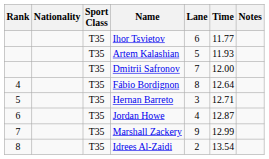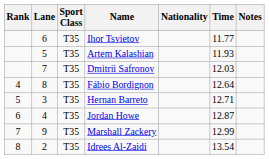columns swapped: (197, 17) <-> (57, 17)
(223, 69) 12.00 -> (223, 69) 12.03
